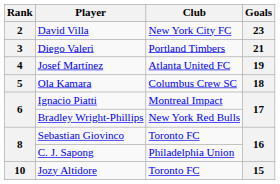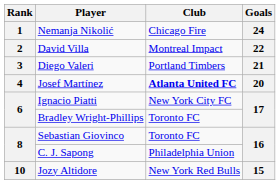+ row: (76, 30)
(190, 30) New York City FC -> (186, 48) Montreal Impact
(259, 30) 23 -> (259, 48) 22
(189, 65) normal -> (192, 83) bold
(259, 65) 19 -> (259, 83) 20
- row: (65, 83)
(186, 100) Montreal Impact -> (190, 100) New York City FC
(194, 118) New York Red Bulls -> (174, 118) Toronto FC
(174, 170) Toronto FC -> (194, 170) New York Red Bulls
